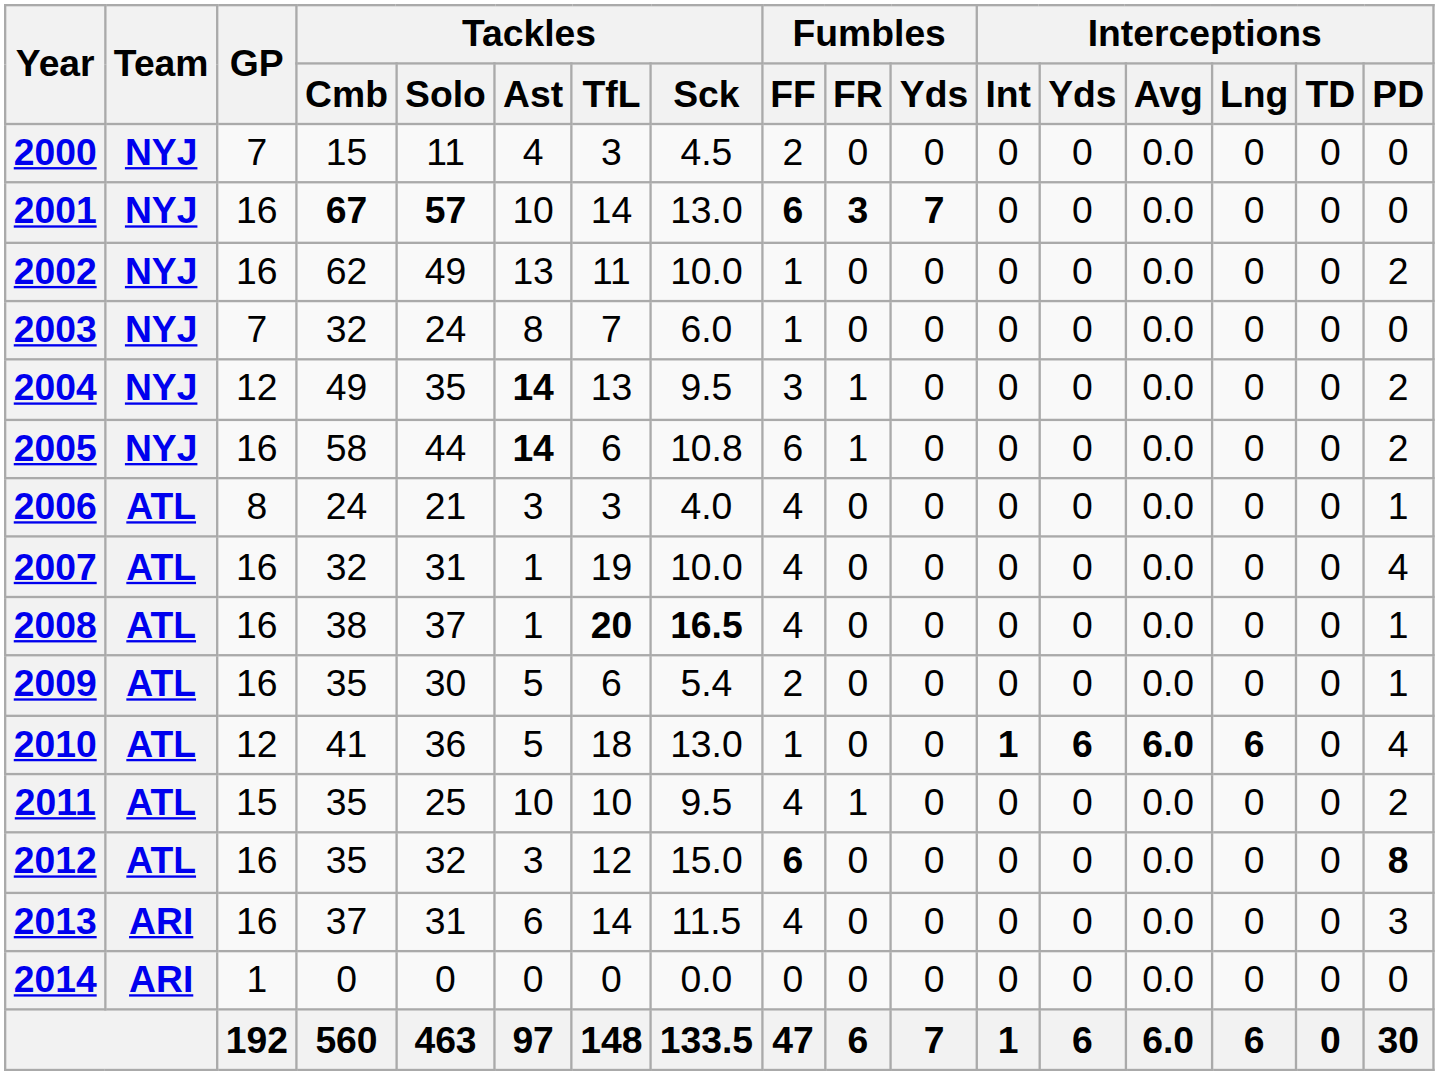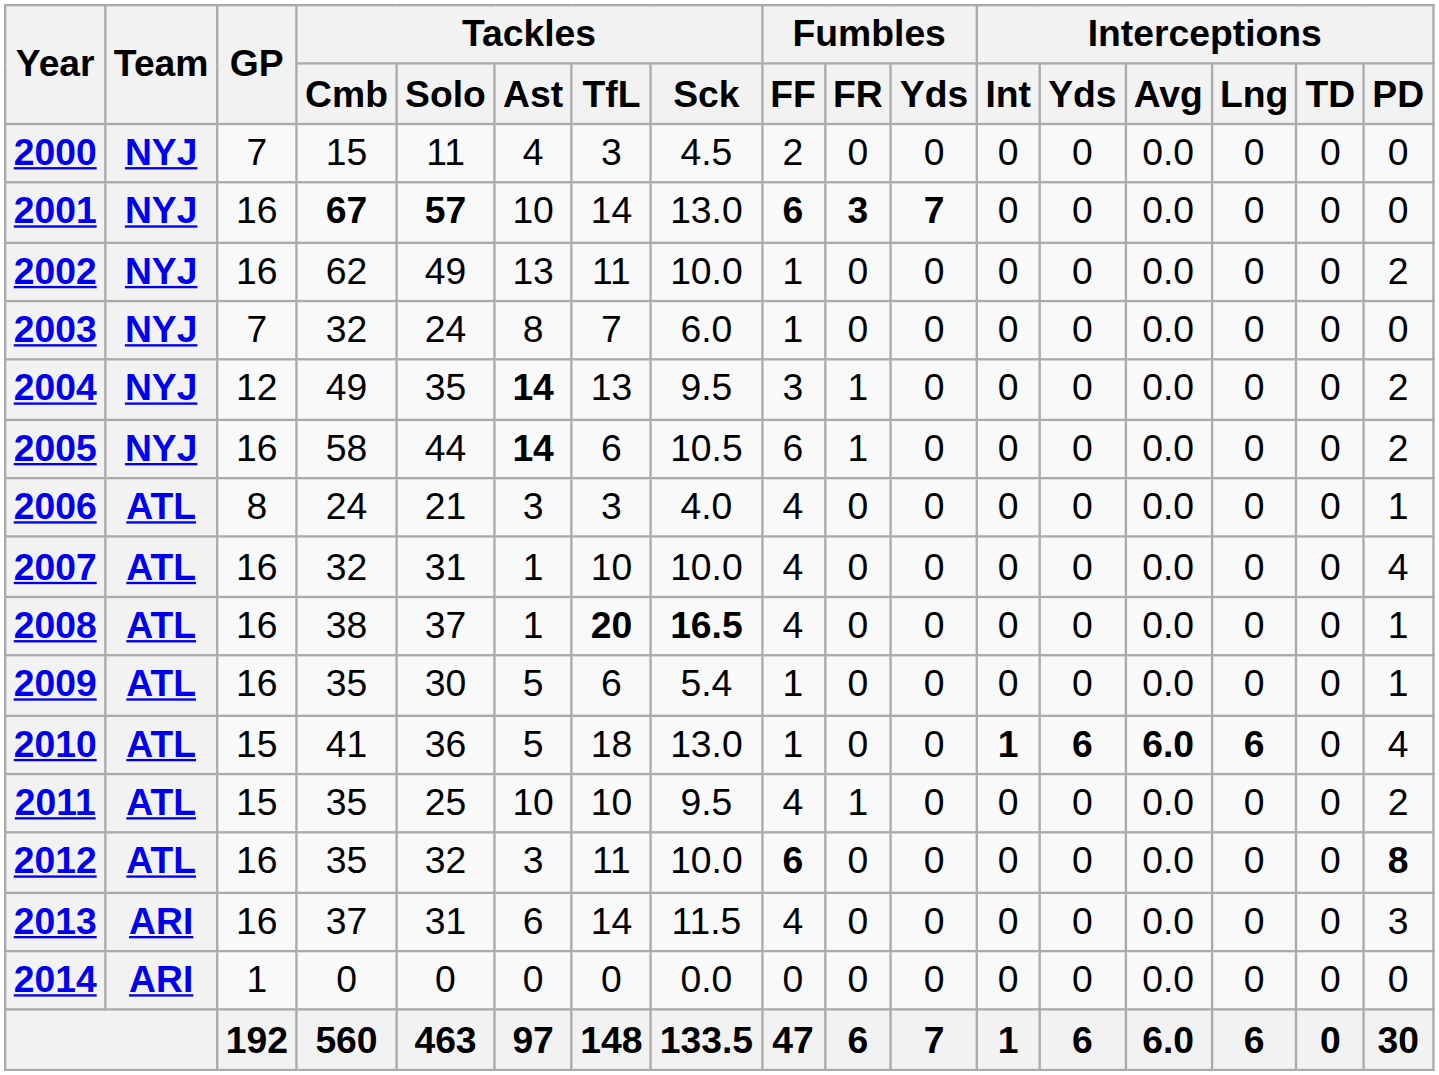(706, 447) 10.8 -> (706, 447) 10.5
(611, 566) 19 -> (611, 566) 10
(793, 684) 2 -> (793, 684) 1
(257, 743) 12 -> (257, 743) 15
(611, 861) 12 -> (611, 861) 11
(706, 861) 15.0 -> (706, 861) 10.0
